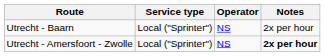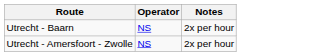- column: (175, 12)
(290, 43) bold -> (209, 43) normal
